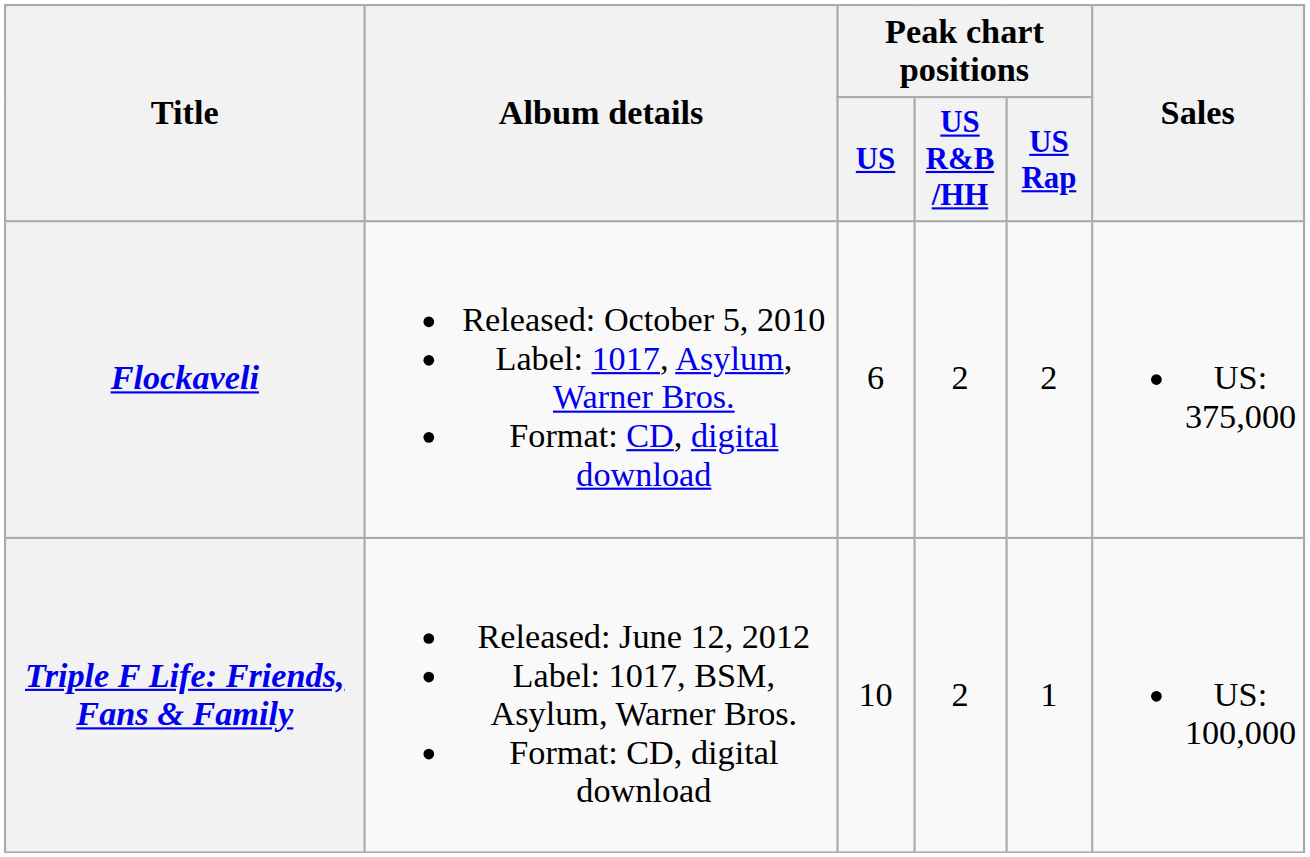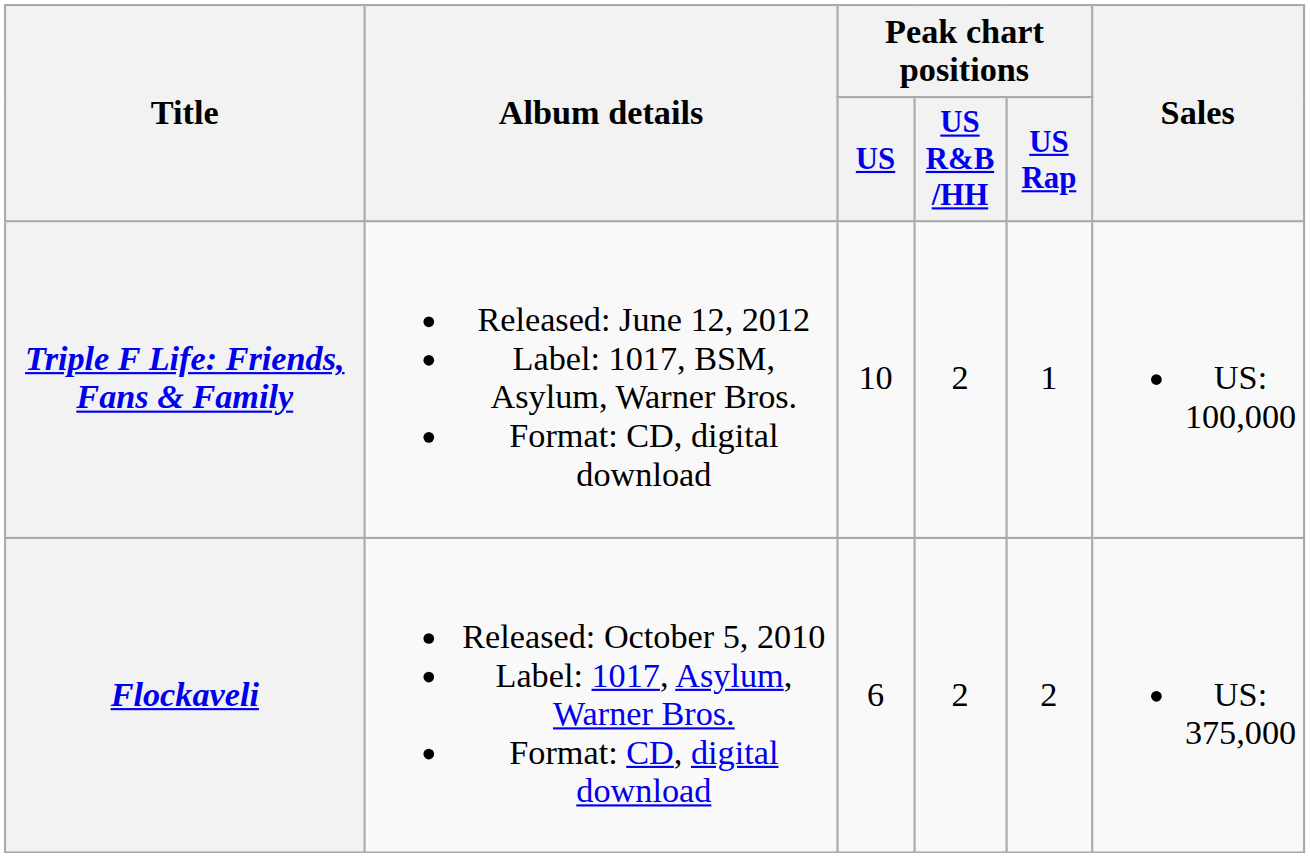rows swapped: (185, 378) <-> (185, 693)
